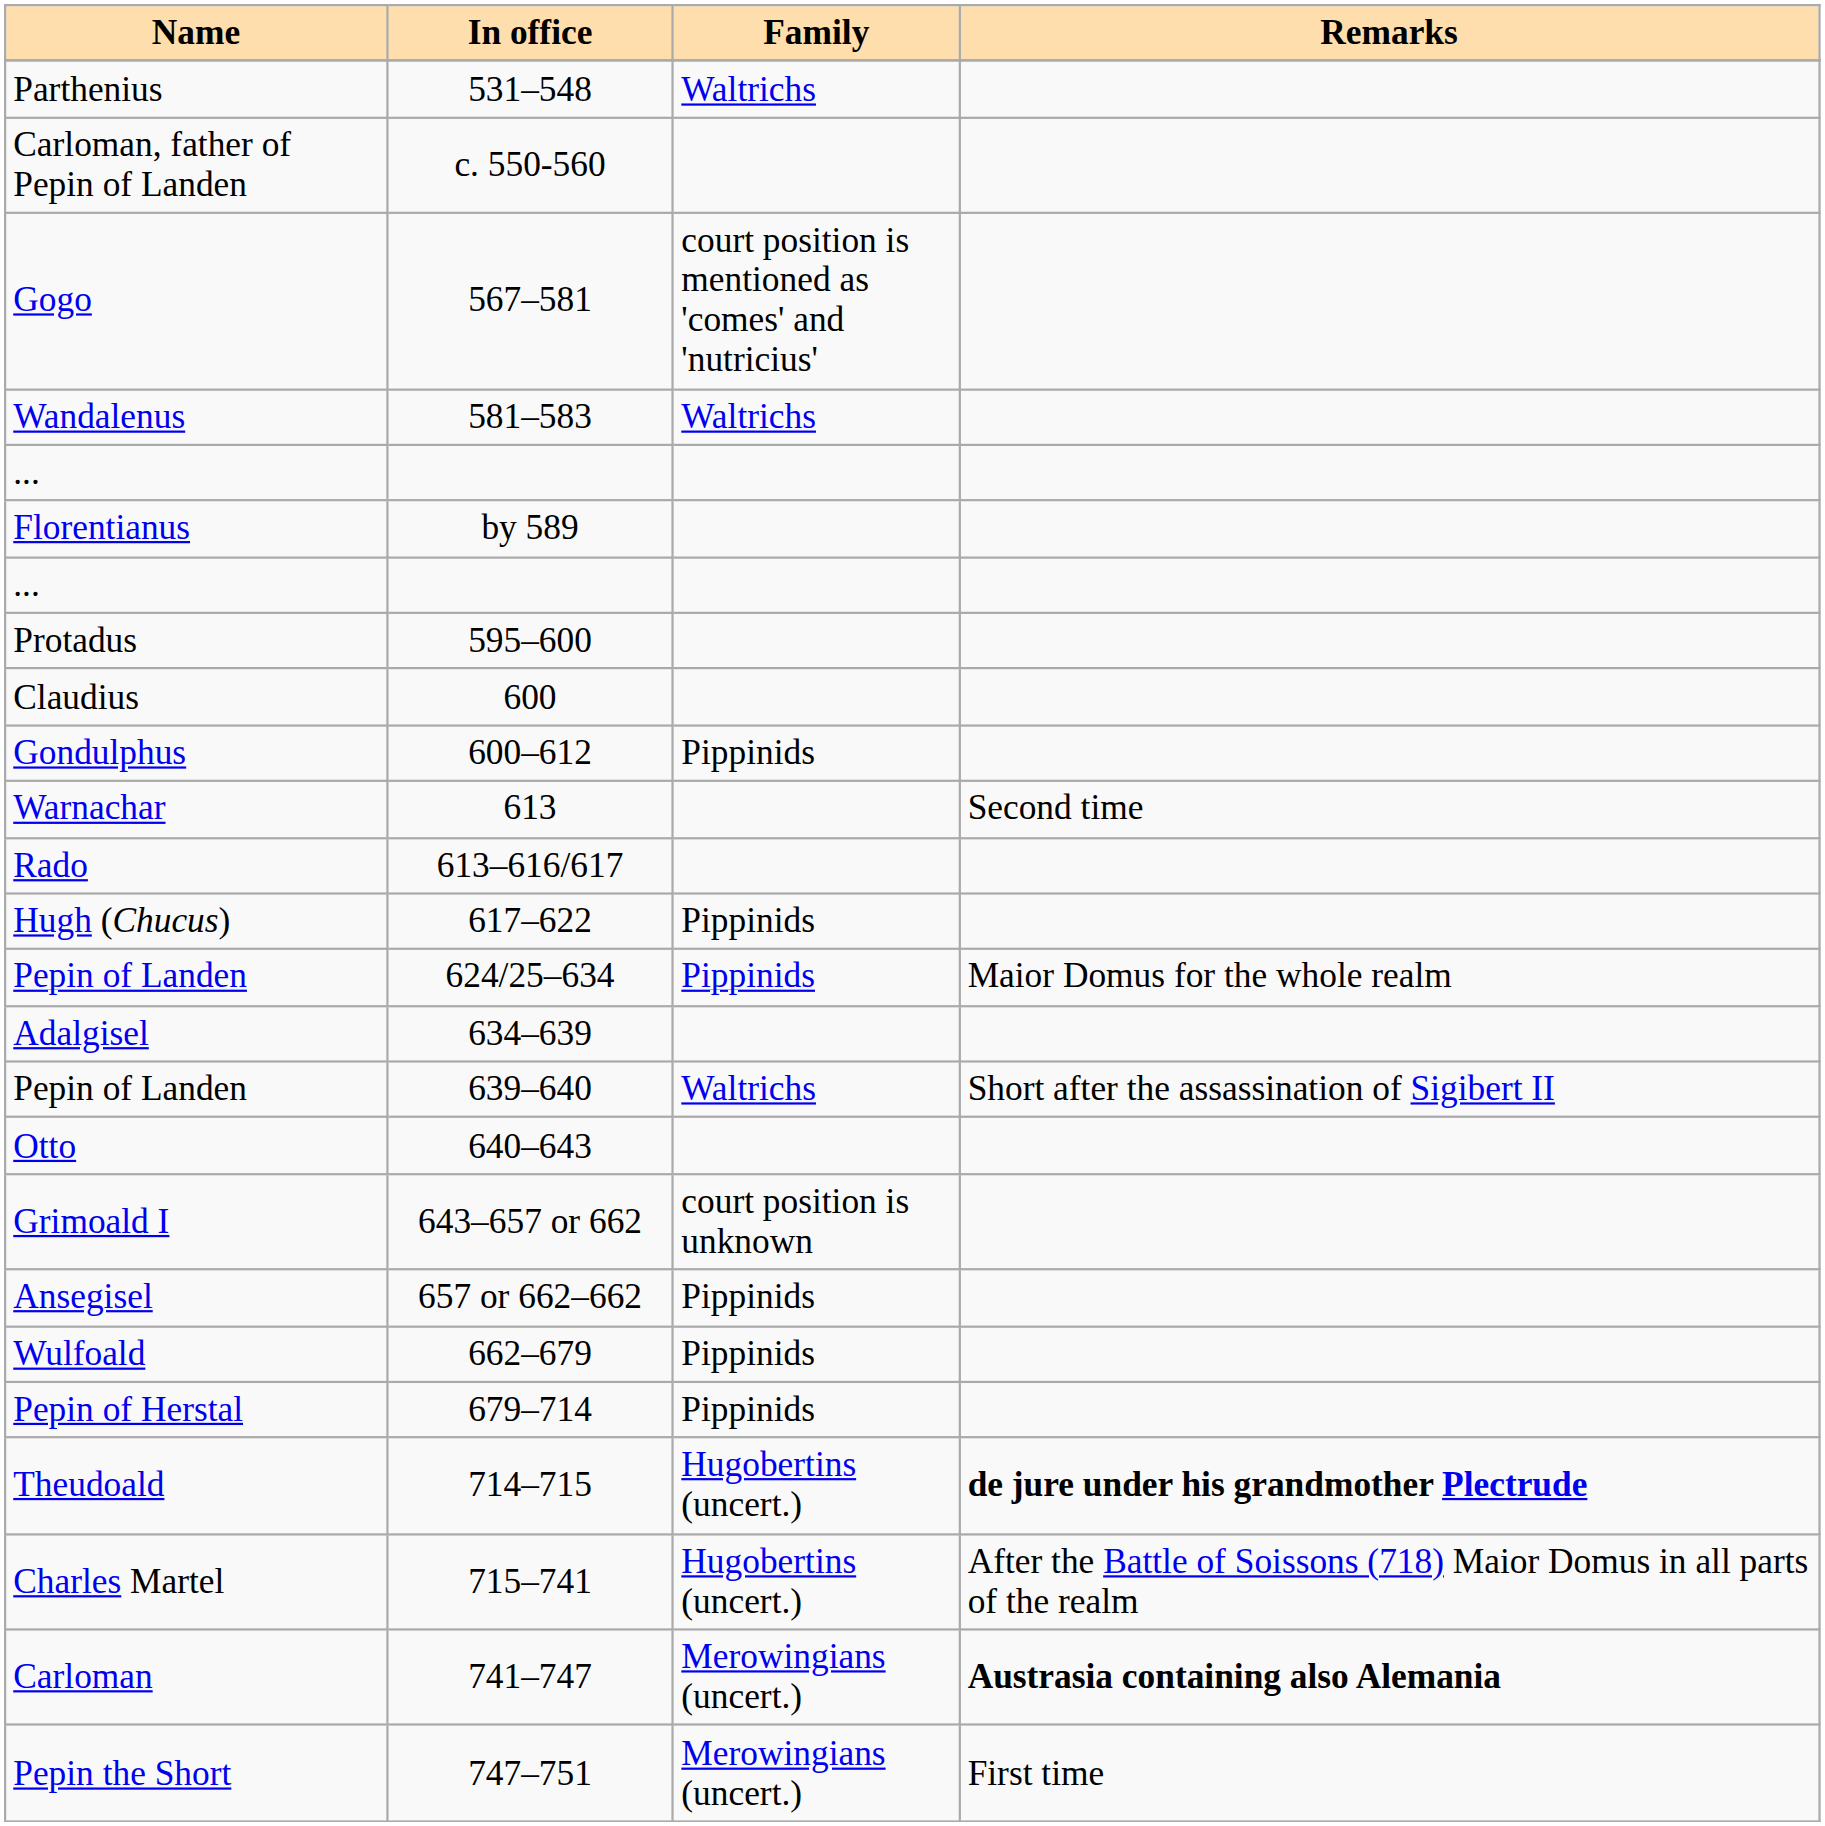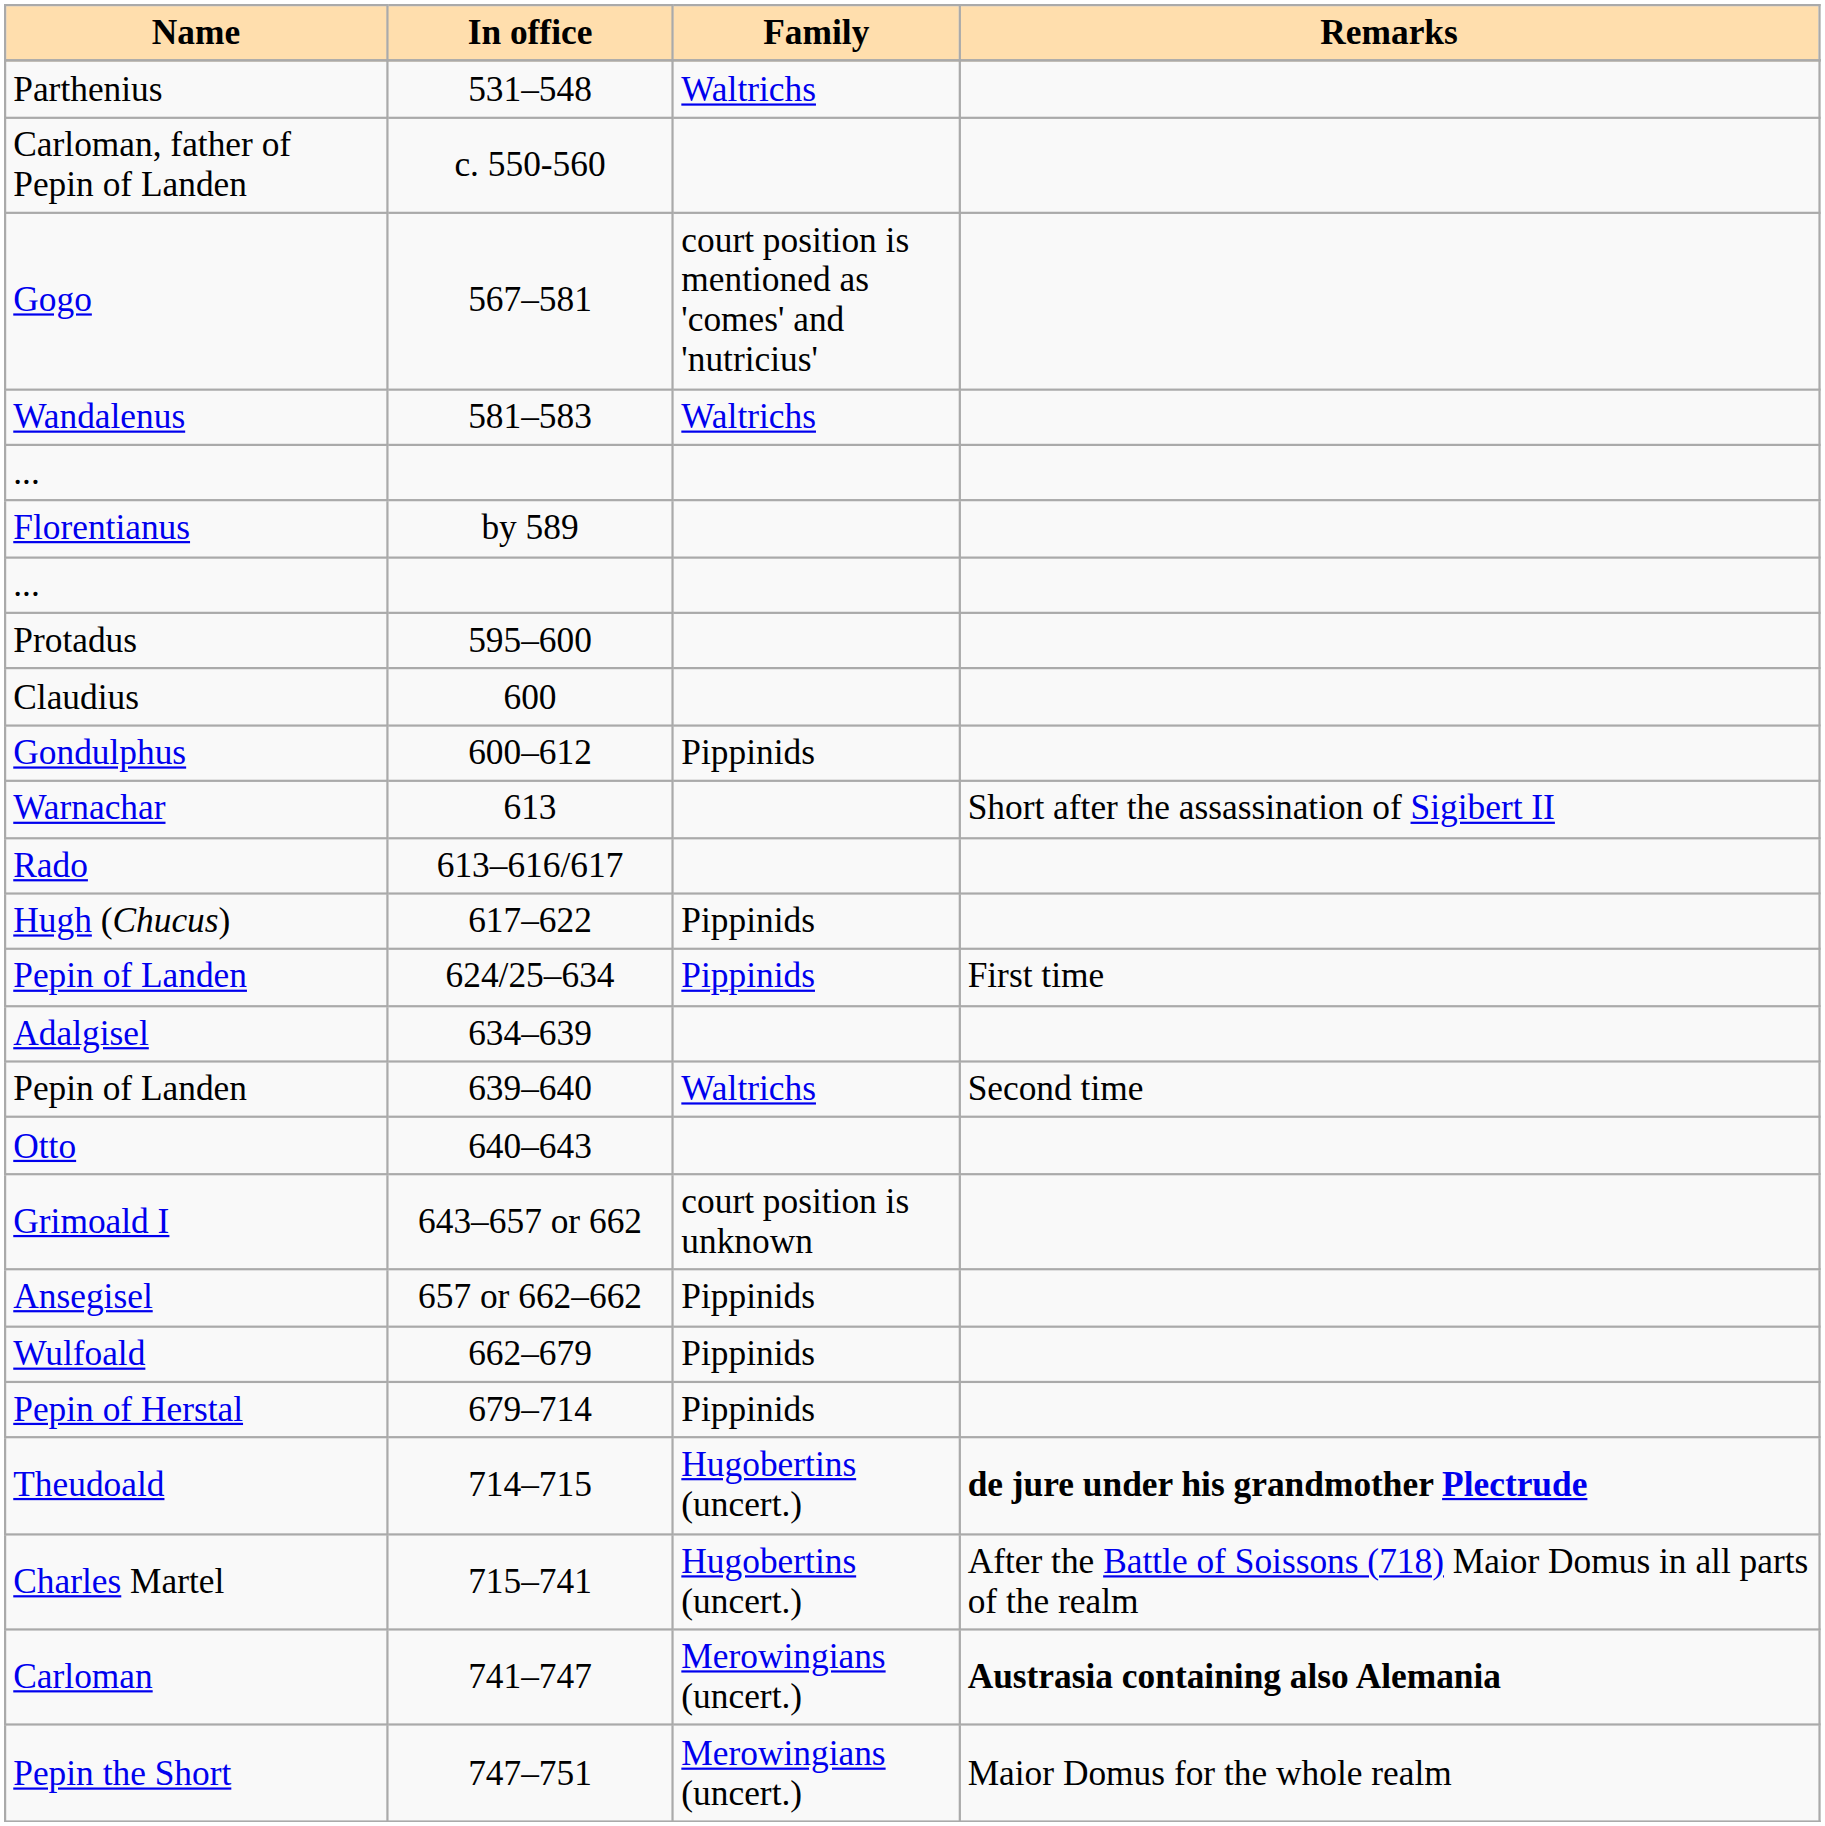(1056, 808) Second time -> (1261, 808) Short after the assassination of Sigibert II
(1210, 976) Maior Domus for the whole realm -> (1036, 976) First time
(1261, 1088) Short after the assassination of Sigibert II -> (1056, 1088) Second time
(1036, 1772) First time -> (1210, 1772) Maior Domus for the whole realm
